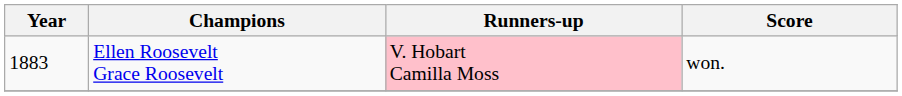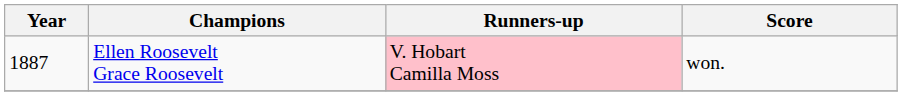(29, 62) 1883 -> (29, 62) 1887
